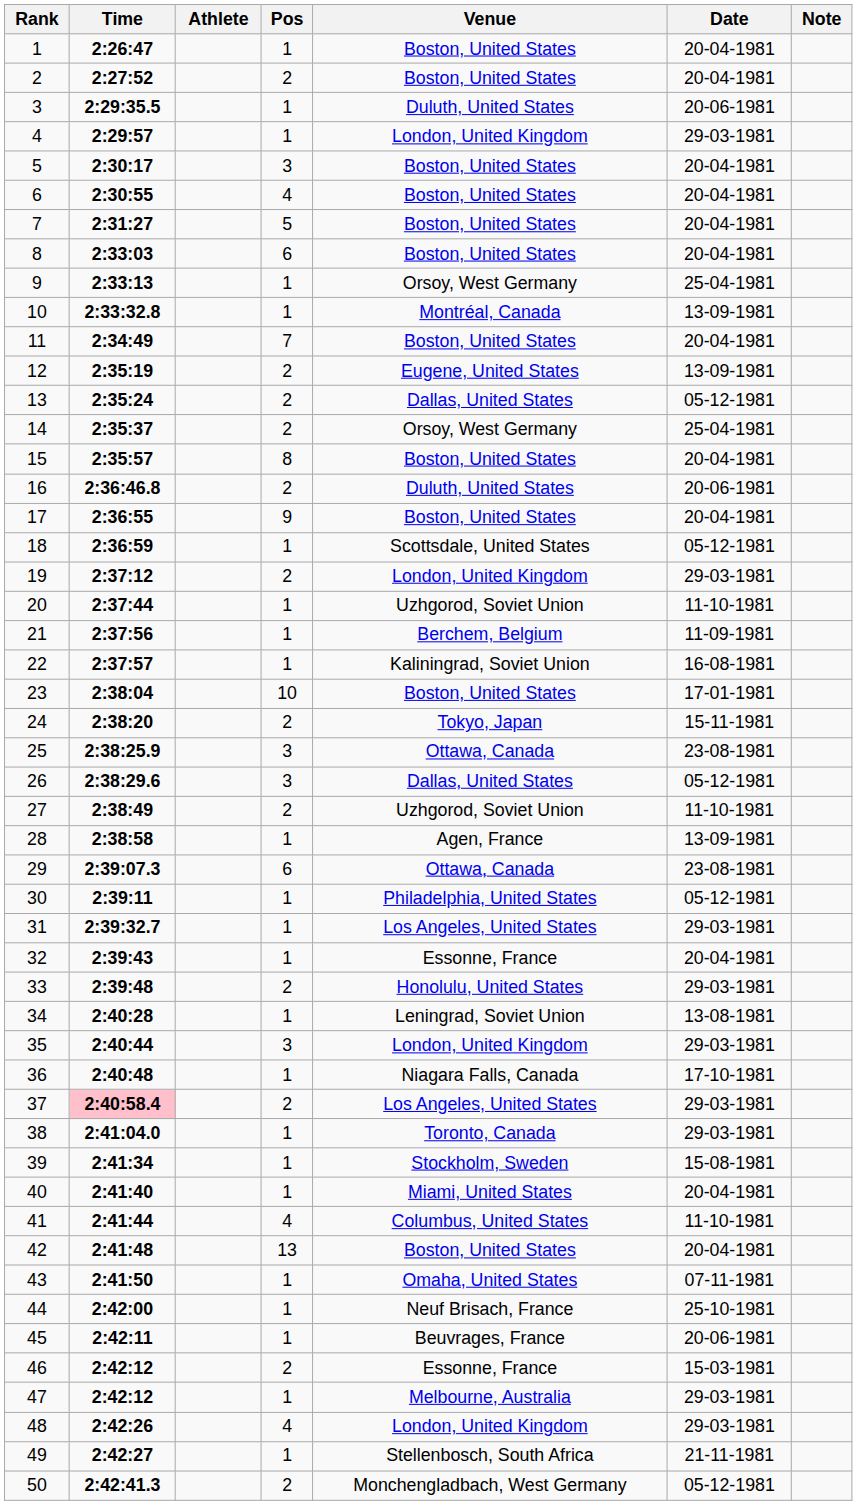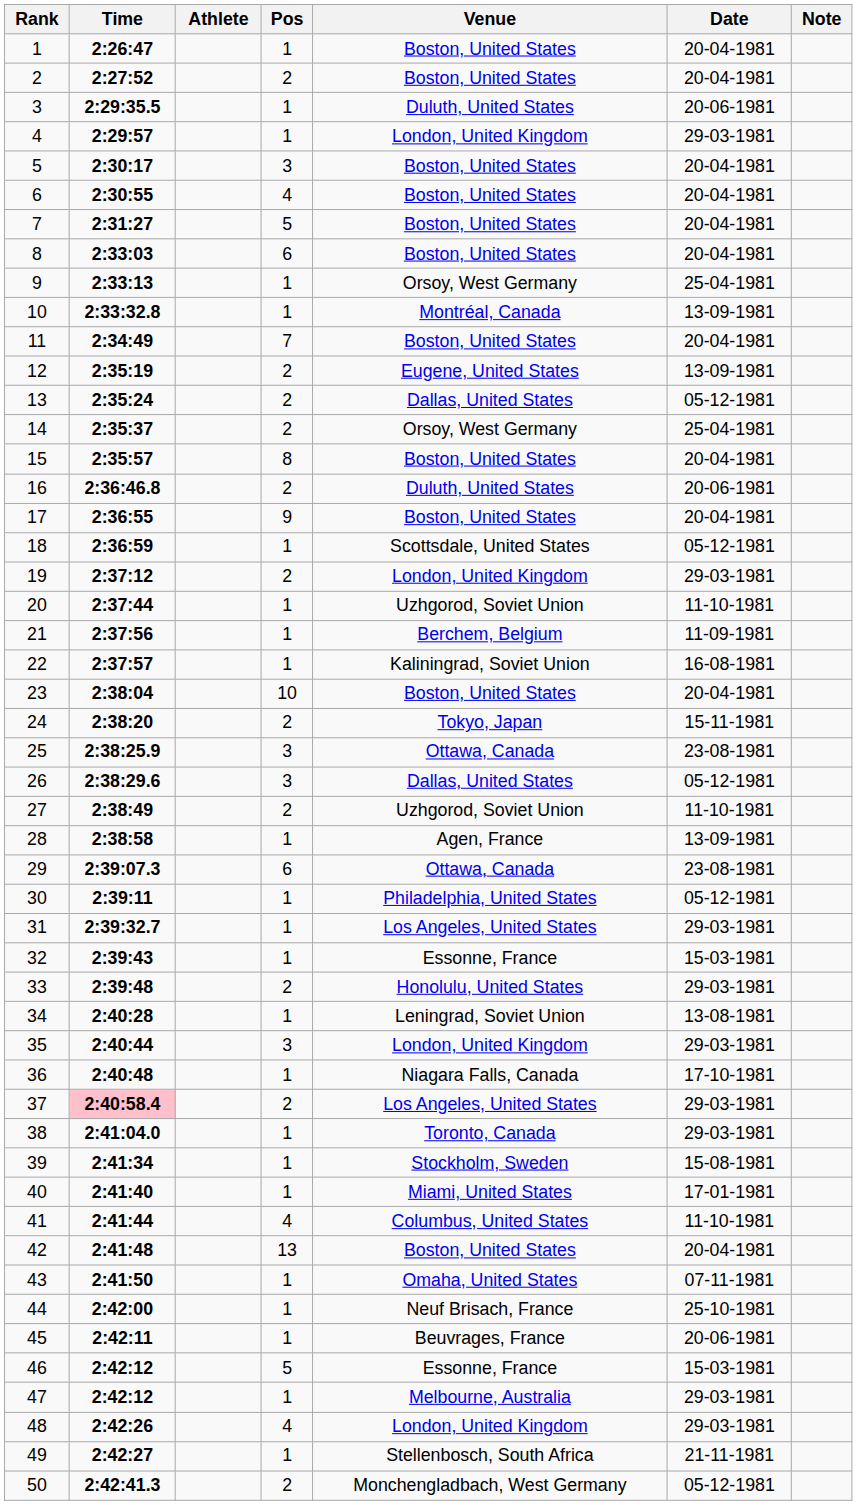(729, 693) 17-01-1981 -> (729, 693) 20-04-1981
(729, 957) 20-04-1981 -> (729, 957) 15-03-1981
(729, 1191) 20-04-1981 -> (729, 1191) 17-01-1981
(287, 1367) 2 -> (287, 1367) 5
